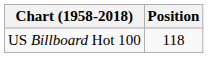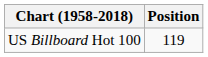(174, 40) 118 -> (174, 40) 119
